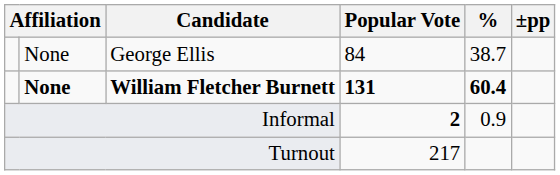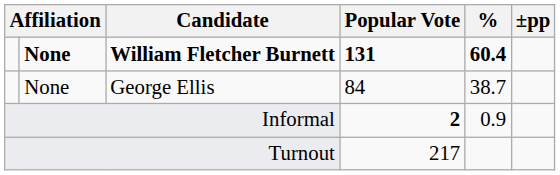rows swapped: (223, 86) <-> (162, 53)
